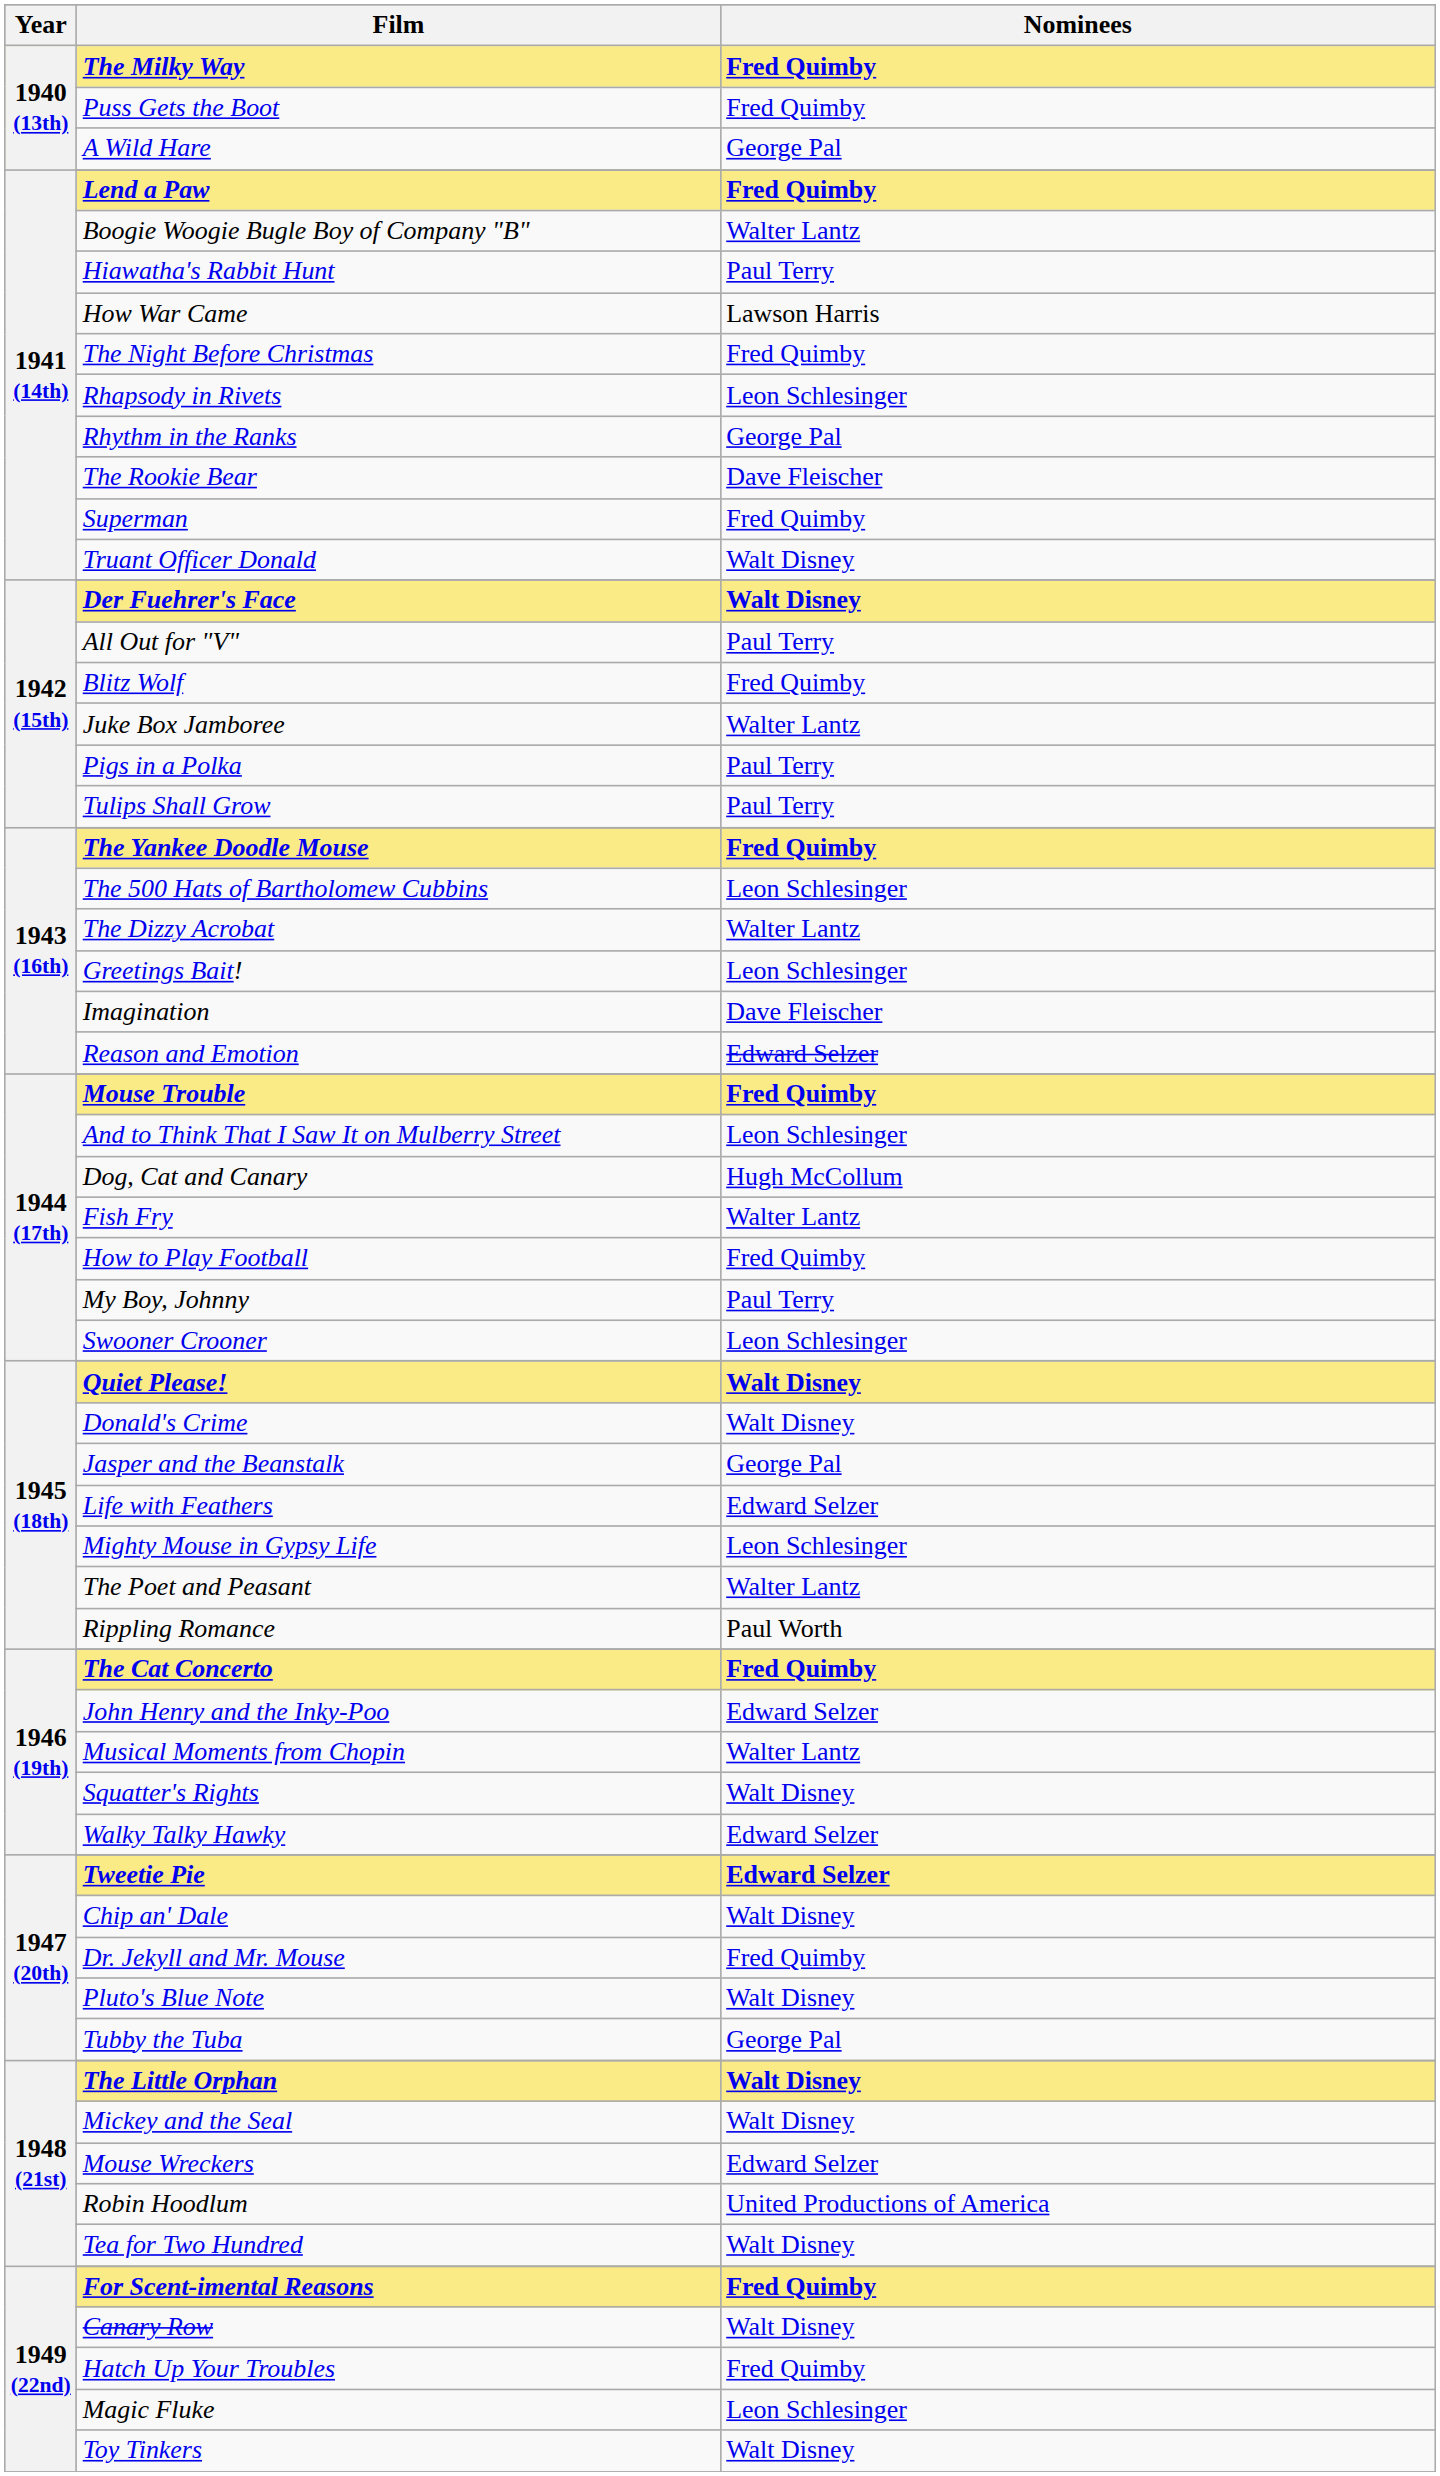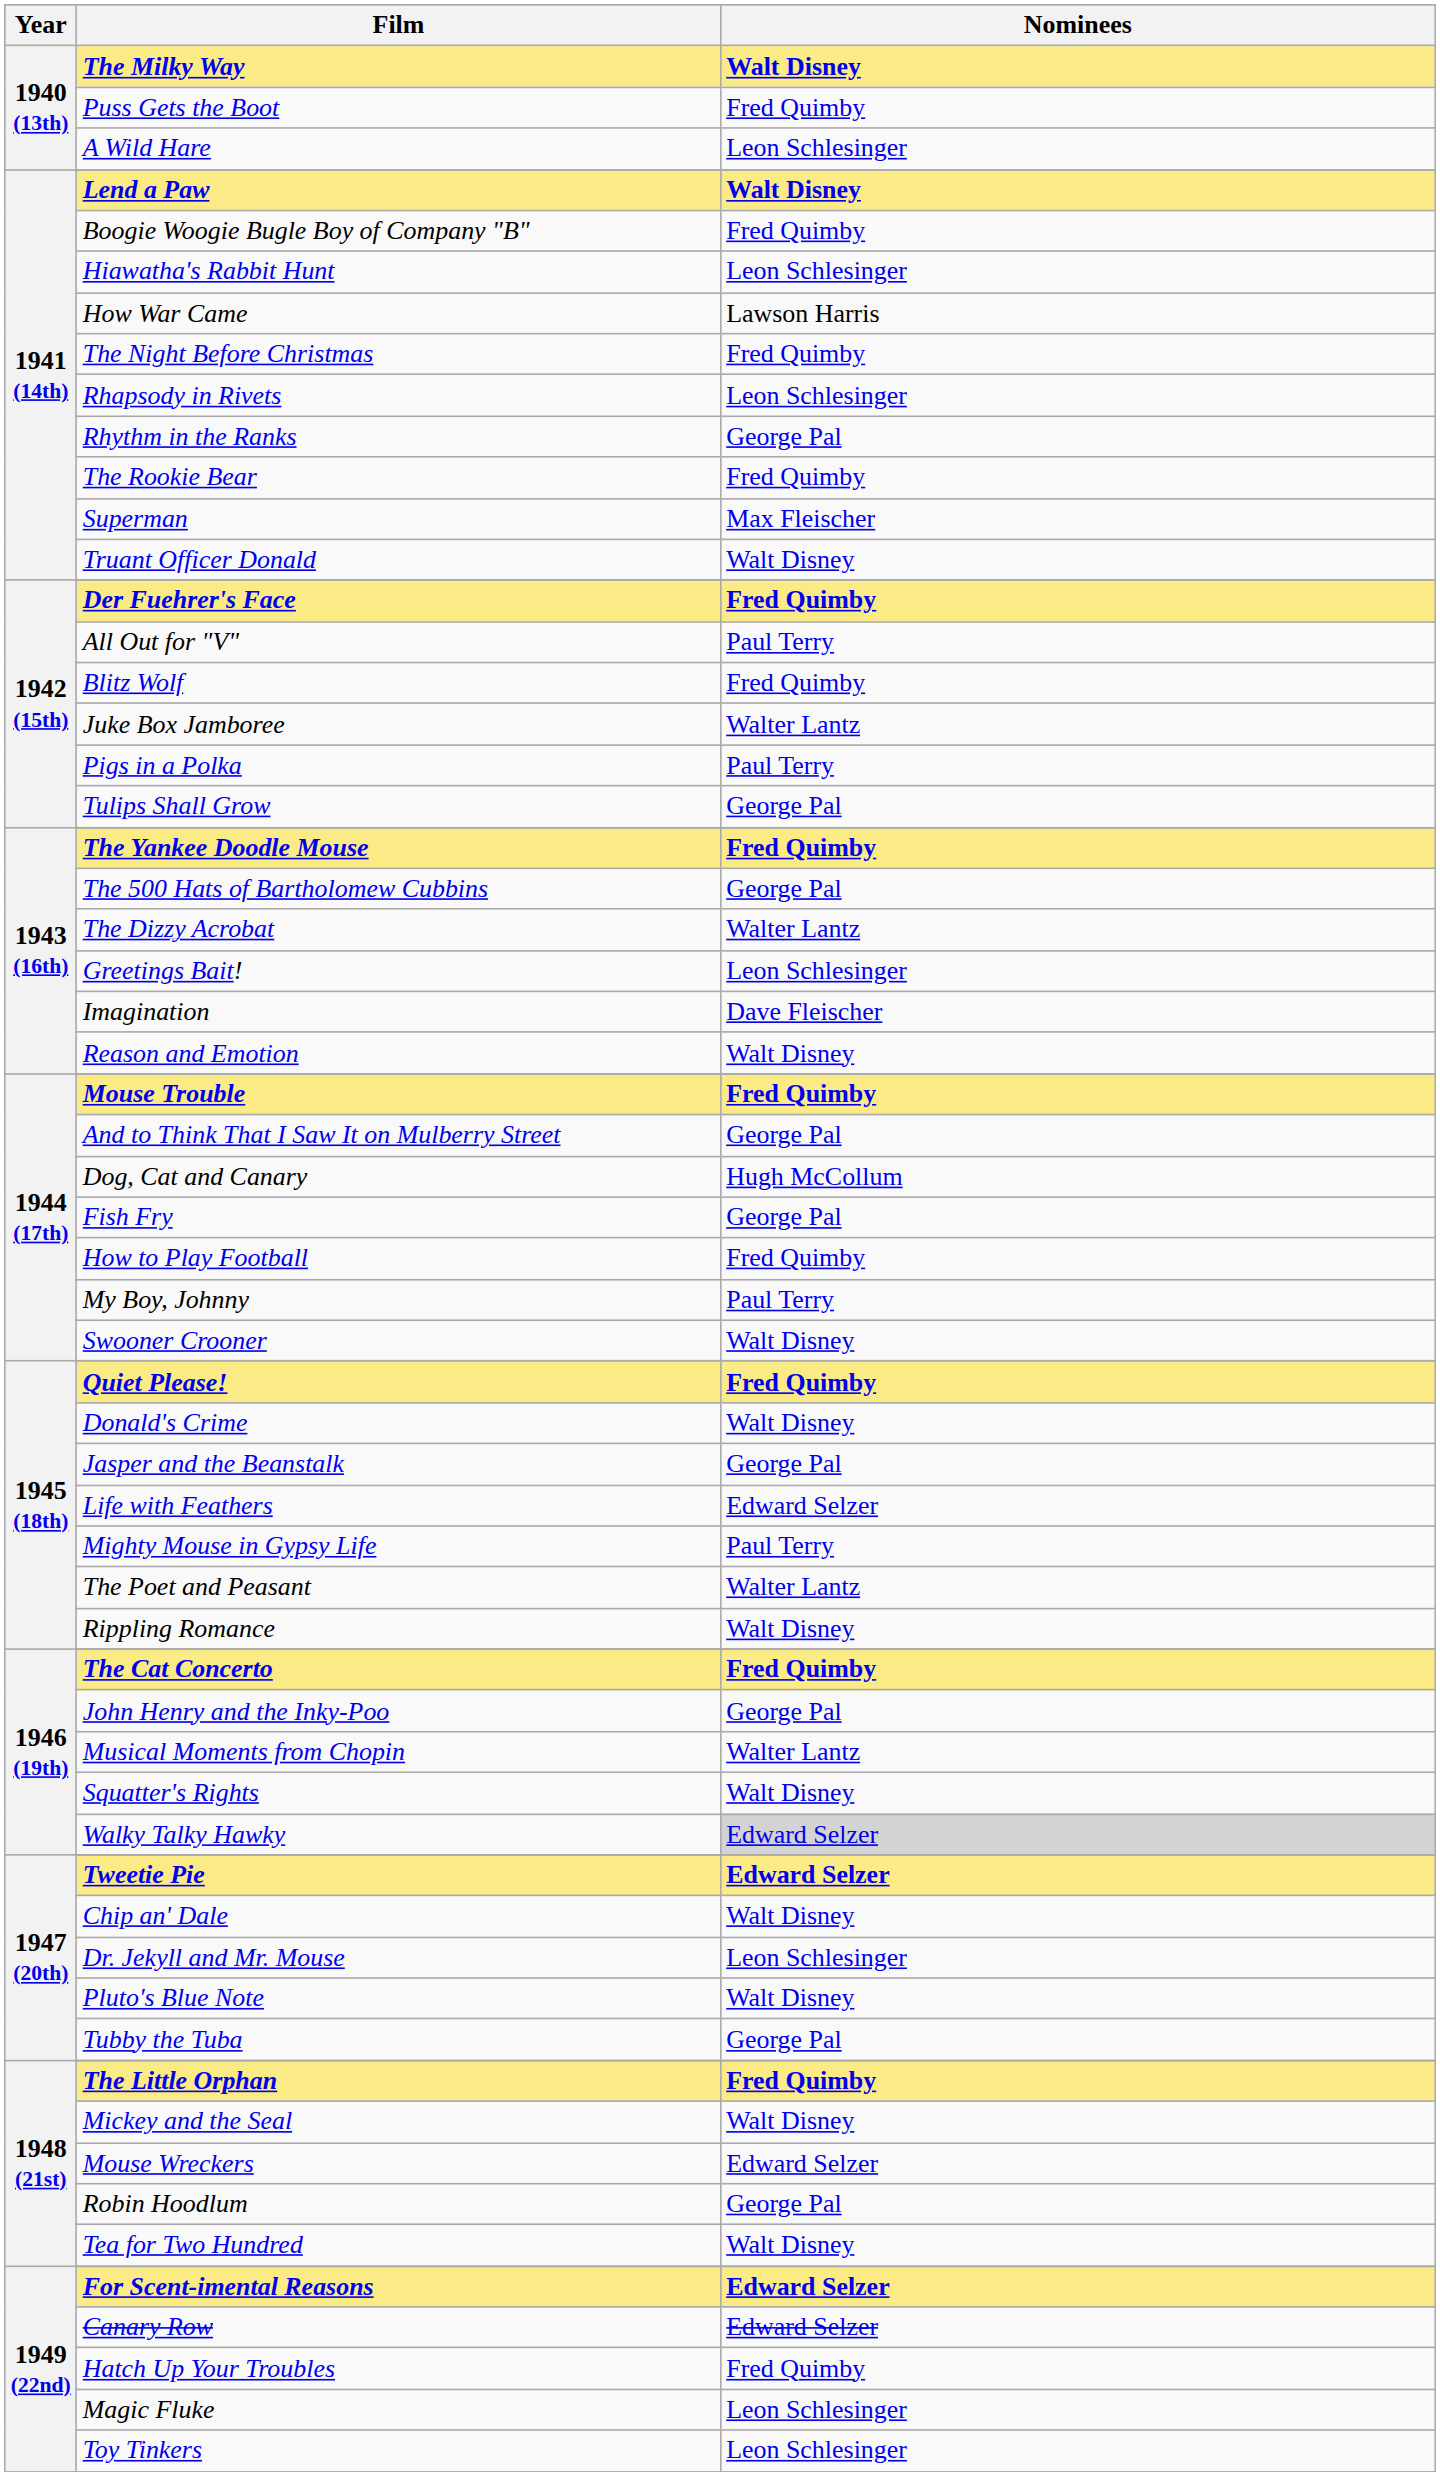(801, 66) Fred Quimby -> (794, 66) Walt Disney
(784, 148) George Pal -> (817, 148) Leon Schlesinger
(801, 189) Fred Quimby -> (794, 189) Walt Disney
(793, 230) Walter Lantz -> (796, 230) Fred Quimby
(780, 271) Paul Terry -> (817, 271) Leon Schlesinger
(804, 477) Dave Fleischer -> (796, 477) Fred Quimby
(796, 518) Fred Quimby -> (801, 518) Max Fleischer
(794, 600) Walt Disney -> (801, 600) Fred Quimby
(780, 806) Paul Terry -> (784, 806) George Pal
(817, 888) Leon Schlesinger -> (784, 888) George Pal
(802, 1052) Edward Selzer -> (790, 1052) Walt Disney
(817, 1134) Leon Schlesinger -> (784, 1134) George Pal
(793, 1217) Walter Lantz -> (784, 1217) George Pal
(817, 1340) Leon Schlesinger -> (790, 1340) Walt Disney
(794, 1381) Walt Disney -> (801, 1381) Fred Quimby
(817, 1546) Leon Schlesinger -> (780, 1546) Paul Terry
(784, 1628) Paul Worth -> (790, 1628) Walt Disney
(802, 1710) Edward Selzer -> (784, 1710) George Pal
(802, 1833) no background -> (802, 1833) lightgrey background
(796, 1957) Fred Quimby -> (817, 1957) Leon Schlesinger
(794, 2080) Walt Disney -> (801, 2080) Fred Quimby
(888, 2203) United Productions of America -> (784, 2203) George Pal
(801, 2285) Fred Quimby -> (808, 2285) Edward Selzer
(790, 2327) Walt Disney -> (802, 2327) Edward Selzer
(790, 2450) Walt Disney -> (817, 2450) Leon Schlesinger
